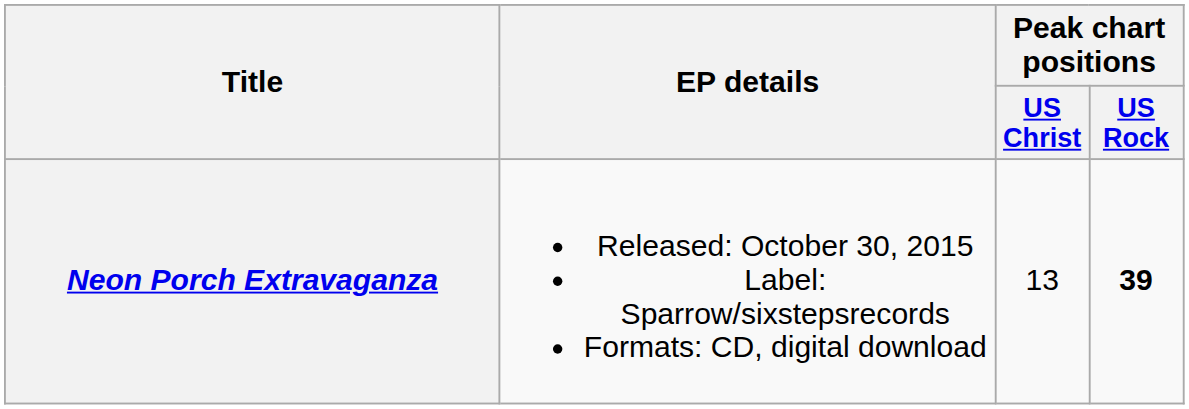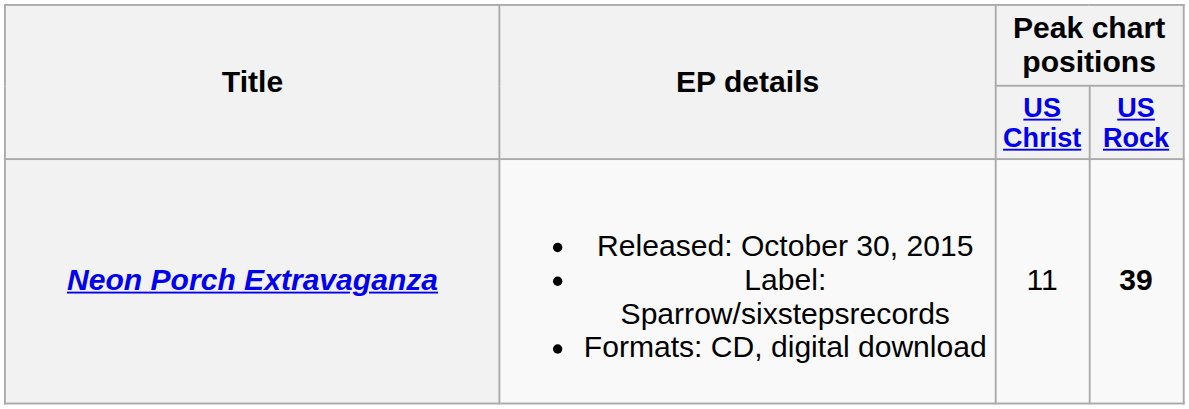(1042, 280) 13 -> (1042, 280) 11
